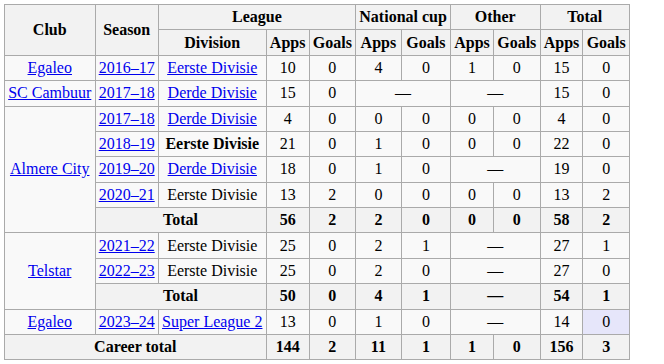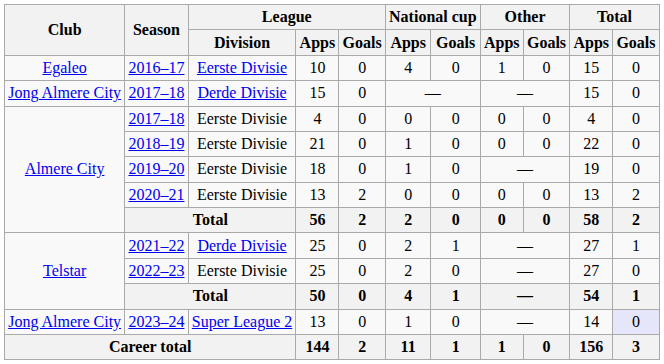(50, 93) SC Cambuur -> (65, 93) Jong Almere City
(212, 118) Derde Divisie -> (242, 118) Eerste Divisie
(212, 144) bold -> (242, 144) normal
(212, 169) Derde Divisie -> (242, 169) Eerste Divisie
(212, 245) Eerste Divisie -> (242, 245) Derde Divisie
(50, 321) Egaleo -> (65, 321) Jong Almere City
